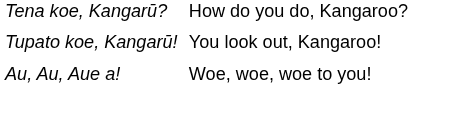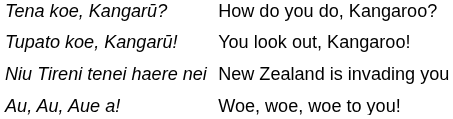+ row: (106, 74)
